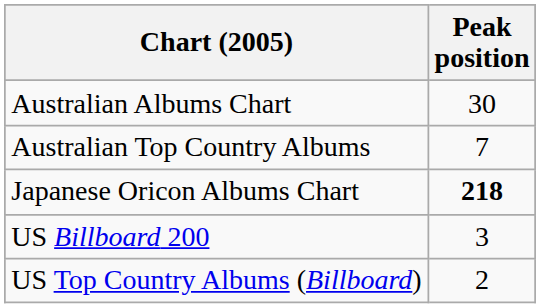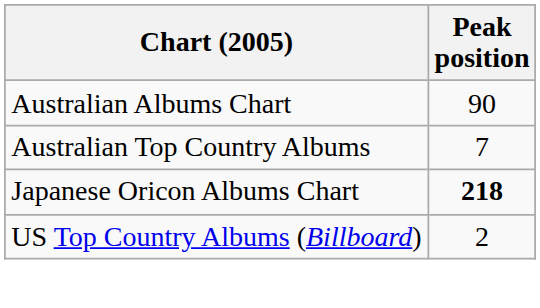(482, 102) 30 -> (482, 102) 90
- row: (110, 235)
